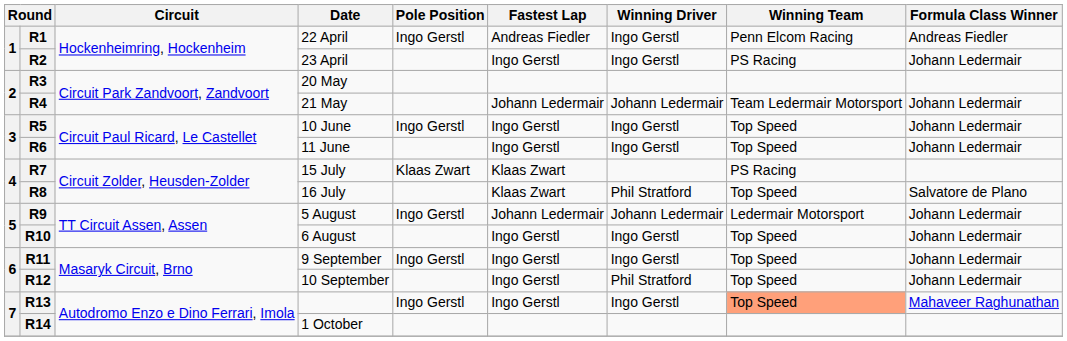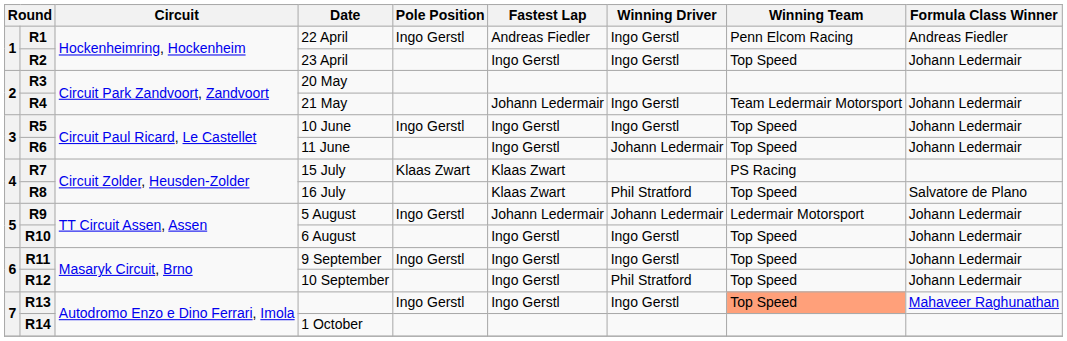(763, 59) PS Racing -> (764, 59) Top Speed
(667, 103) Johann Ledermair -> (645, 103) Ingo Gerstl
(645, 148) Ingo Gerstl -> (667, 148) Johann Ledermair
